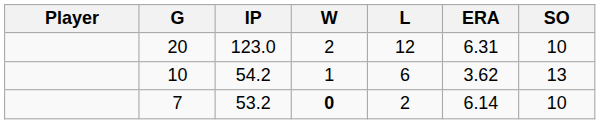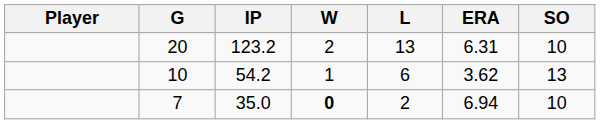(253, 47) 123.0 -> (253, 47) 123.2
(405, 47) 12 -> (405, 47) 13
(253, 103) 53.2 -> (253, 103) 35.0
(481, 103) 6.14 -> (481, 103) 6.94
